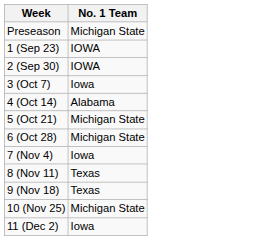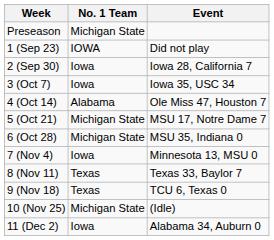+ column: (208, 13)
(85, 66) IOWA -> (82, 66) Iowa
